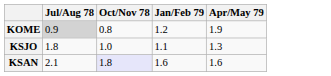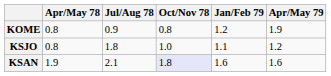+ column: (73, 12)
(52, 29) lightgrey background -> (111, 29) no background
(216, 46) 1.3 -> (275, 46) 1.2
